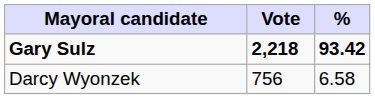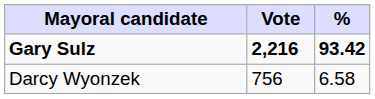(275, 49) 2,218 -> (275, 49) 2,216
